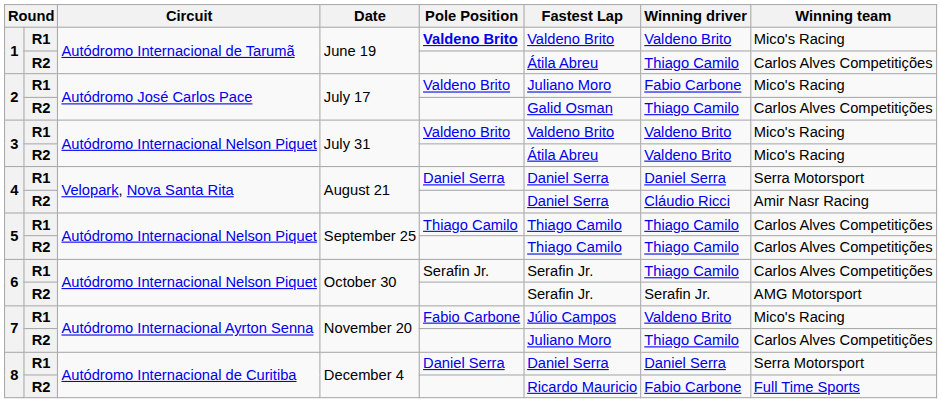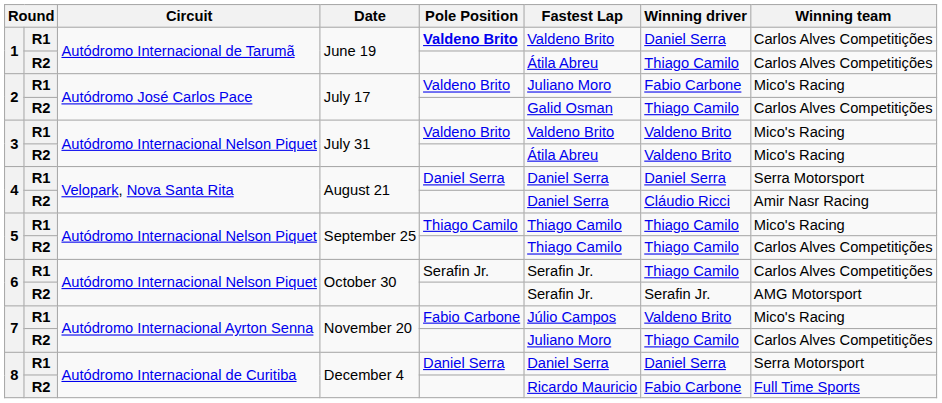(688, 39) Valdeno Brito -> (685, 39) Daniel Serra
(799, 39) Mico's Racing -> (843, 39) Carlos Alves Competitições
(843, 224) Carlos Alves Competitições -> (799, 224) Mico's Racing
